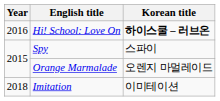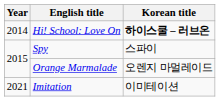(17, 30) 2016 -> (17, 30) 2014
(17, 86) 2018 -> (17, 86) 2021
